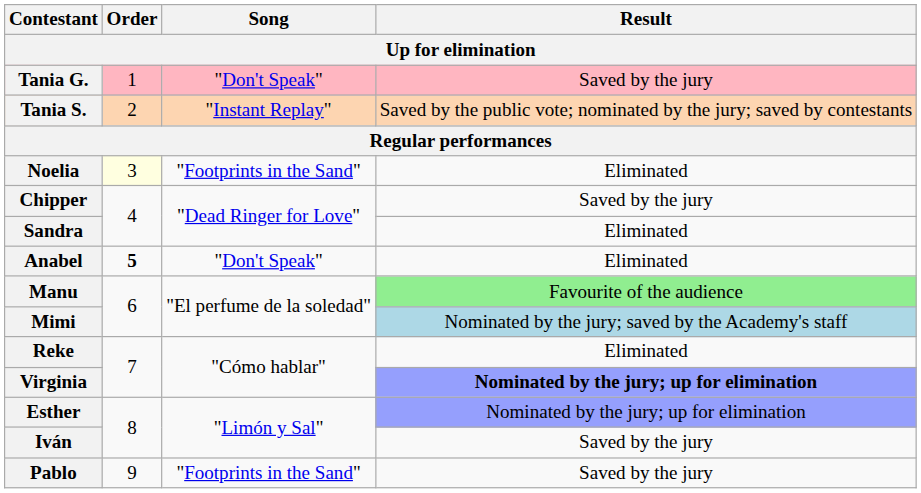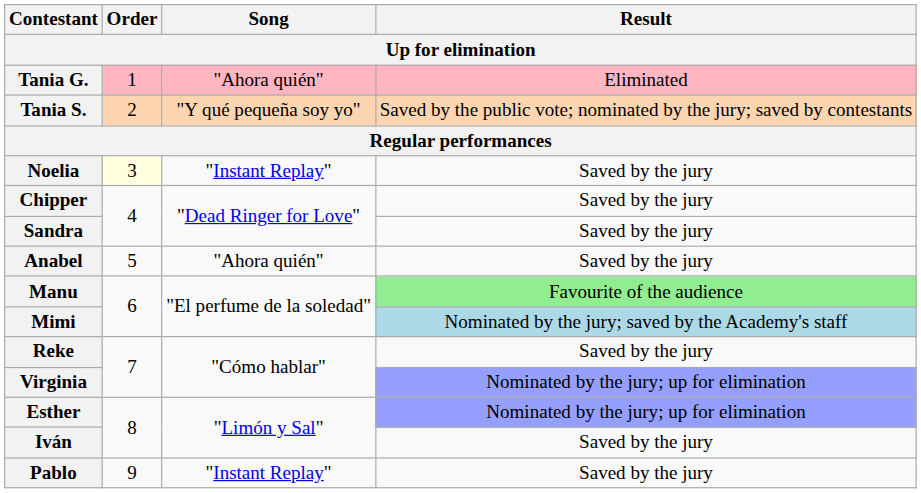(269, 79) "Don't Speak" -> (269, 79) "Ahora quién"
(646, 79) Saved by the jury -> (646, 79) Eliminated
(269, 110) "Instant Replay" -> (269, 110) "Y qué pequeña soy yo"
(269, 170) "Footprints in the Sand" -> (269, 170) "Instant Replay"
(646, 170) Eliminated -> (646, 170) Saved by the jury
(646, 230) Eliminated -> (646, 230) Saved by the jury
(132, 261) bold -> (132, 261) normal
(269, 261) "Don't Speak" -> (269, 261) "Ahora quién"
(646, 261) Eliminated -> (646, 261) Saved by the jury
(646, 351) Eliminated -> (646, 351) Saved by the jury
(646, 381) bold -> (646, 381) normal
(269, 472) "Footprints in the Sand" -> (269, 472) "Instant Replay"
